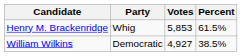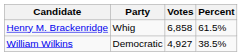(180, 28) 5,853 -> (180, 28) 6,858
